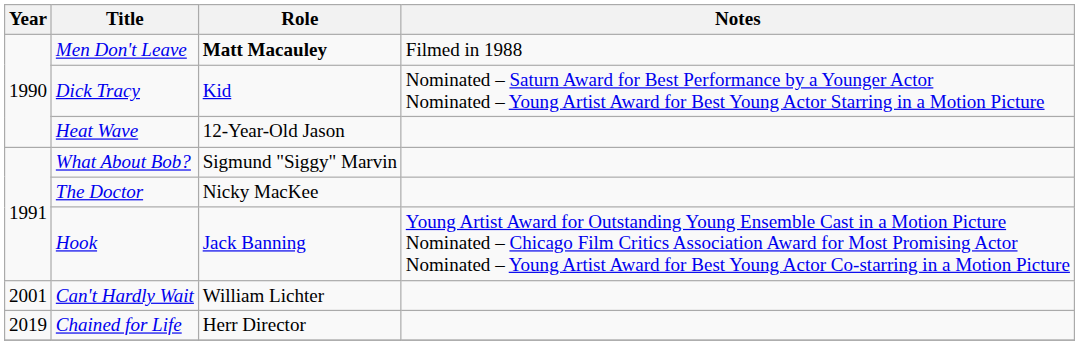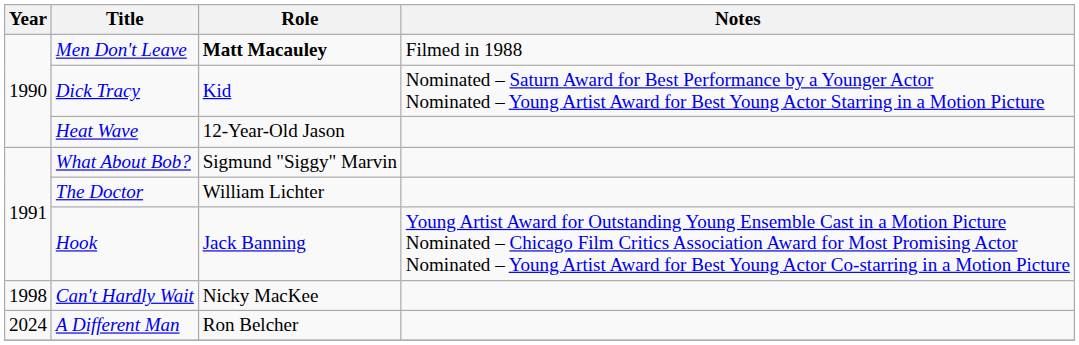(261, 191) Nicky MacKee -> (263, 191) William Lichter
(28, 295) 2001 -> (28, 295) 1998
(263, 295) William Lichter -> (261, 295) Nicky MacKee
- row: (119, 325)
+ row: (118, 325)
